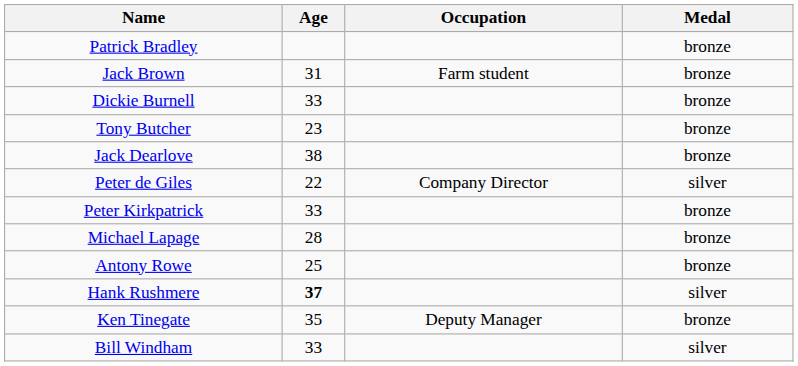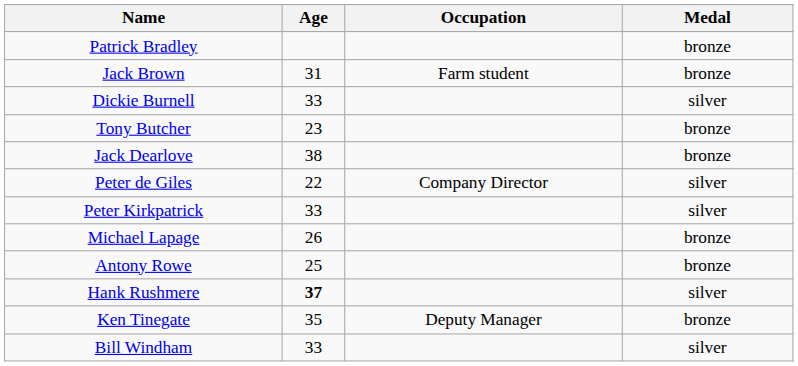(707, 100) bronze -> (707, 100) silver
(707, 210) bronze -> (707, 210) silver
(313, 237) 28 -> (313, 237) 26
